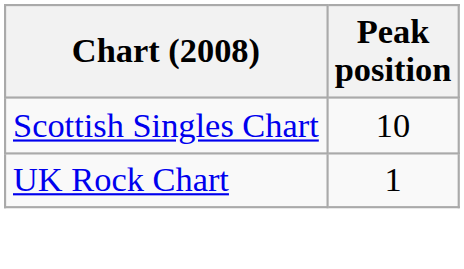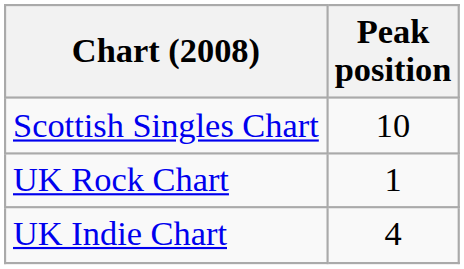+ row: (120, 234)
